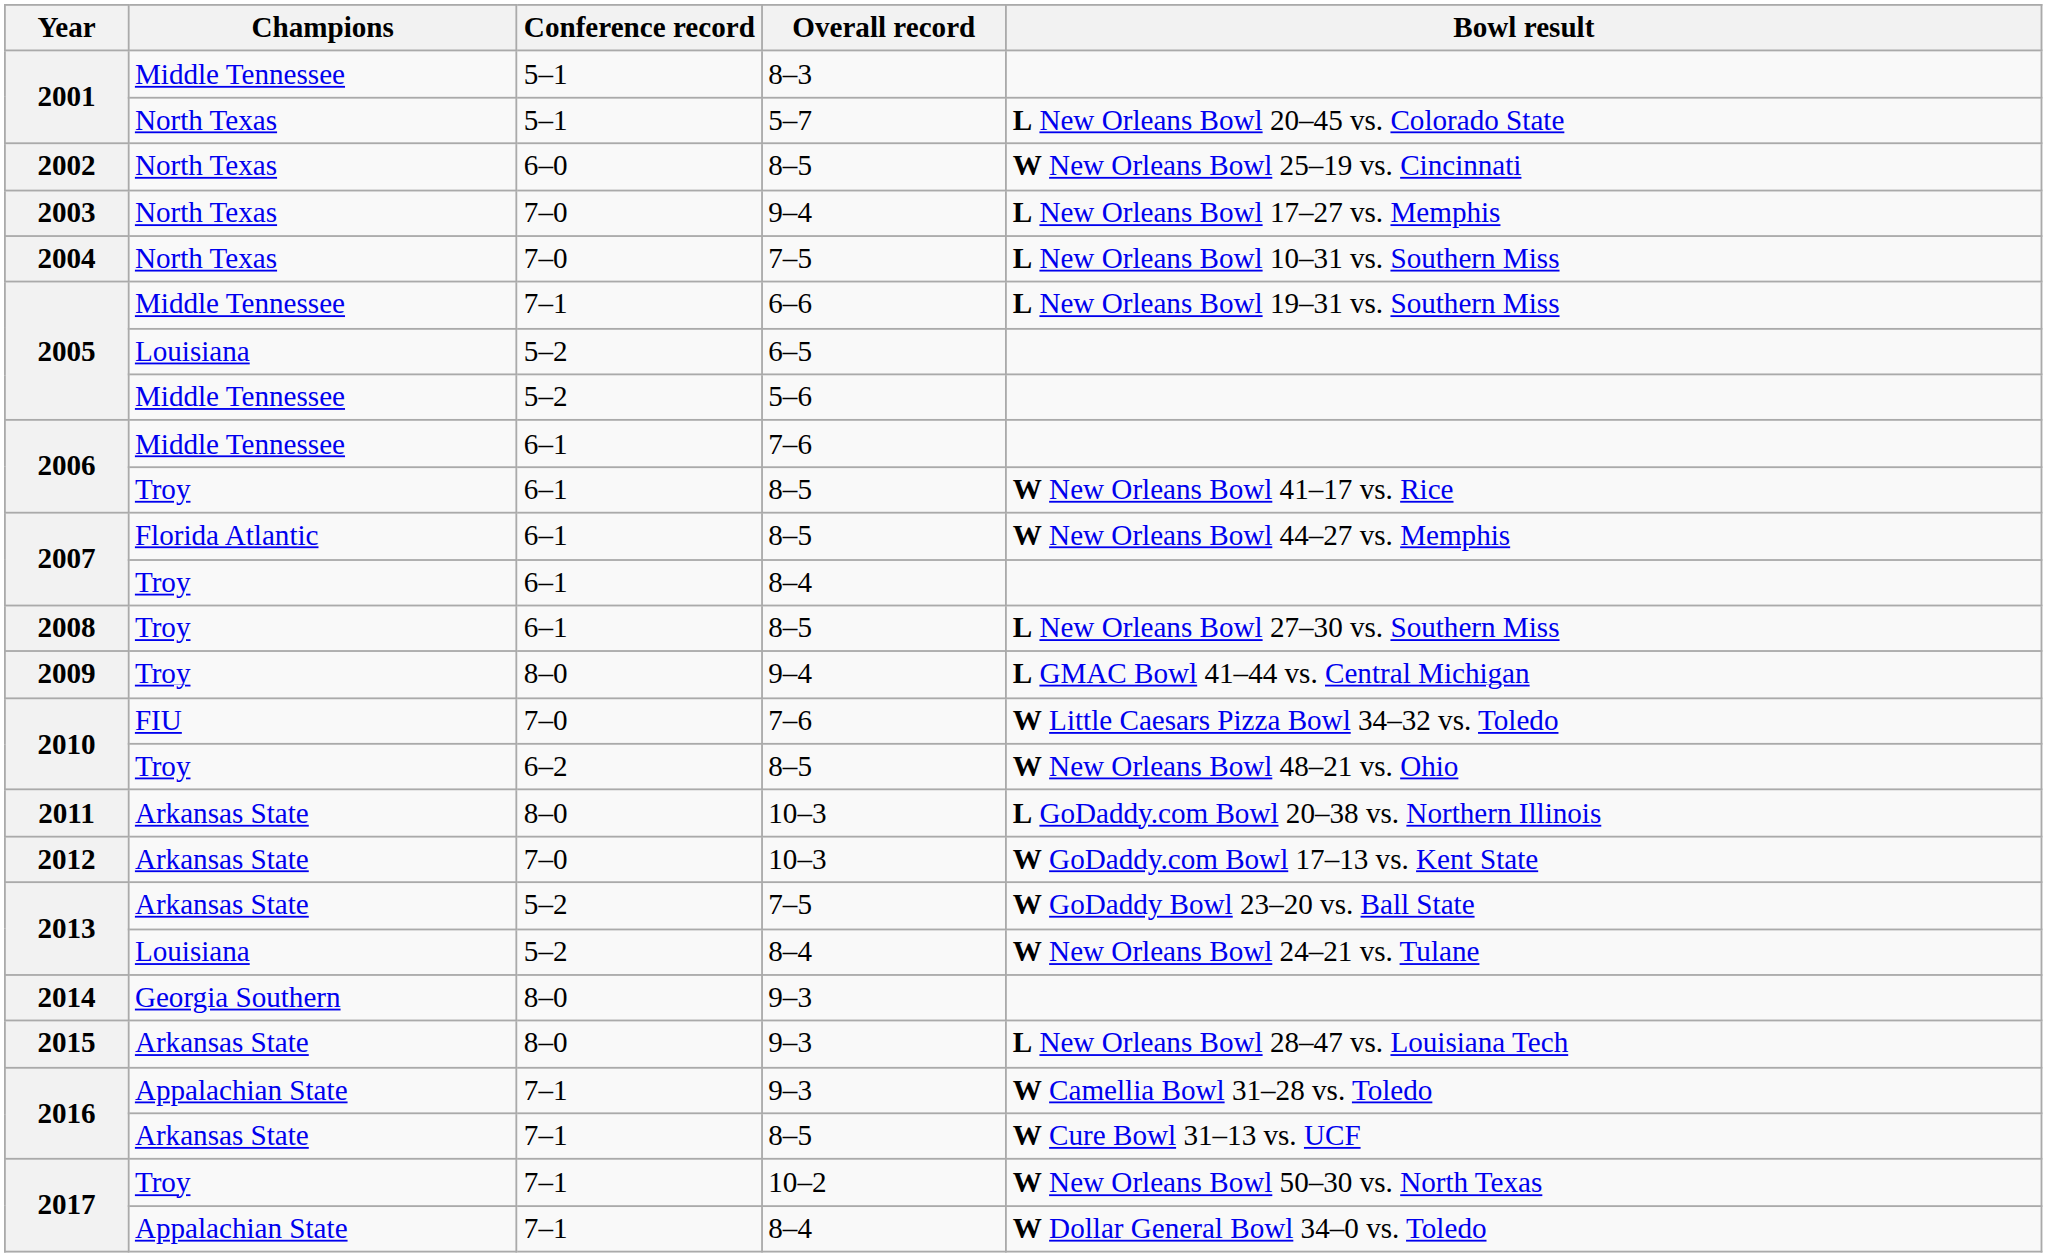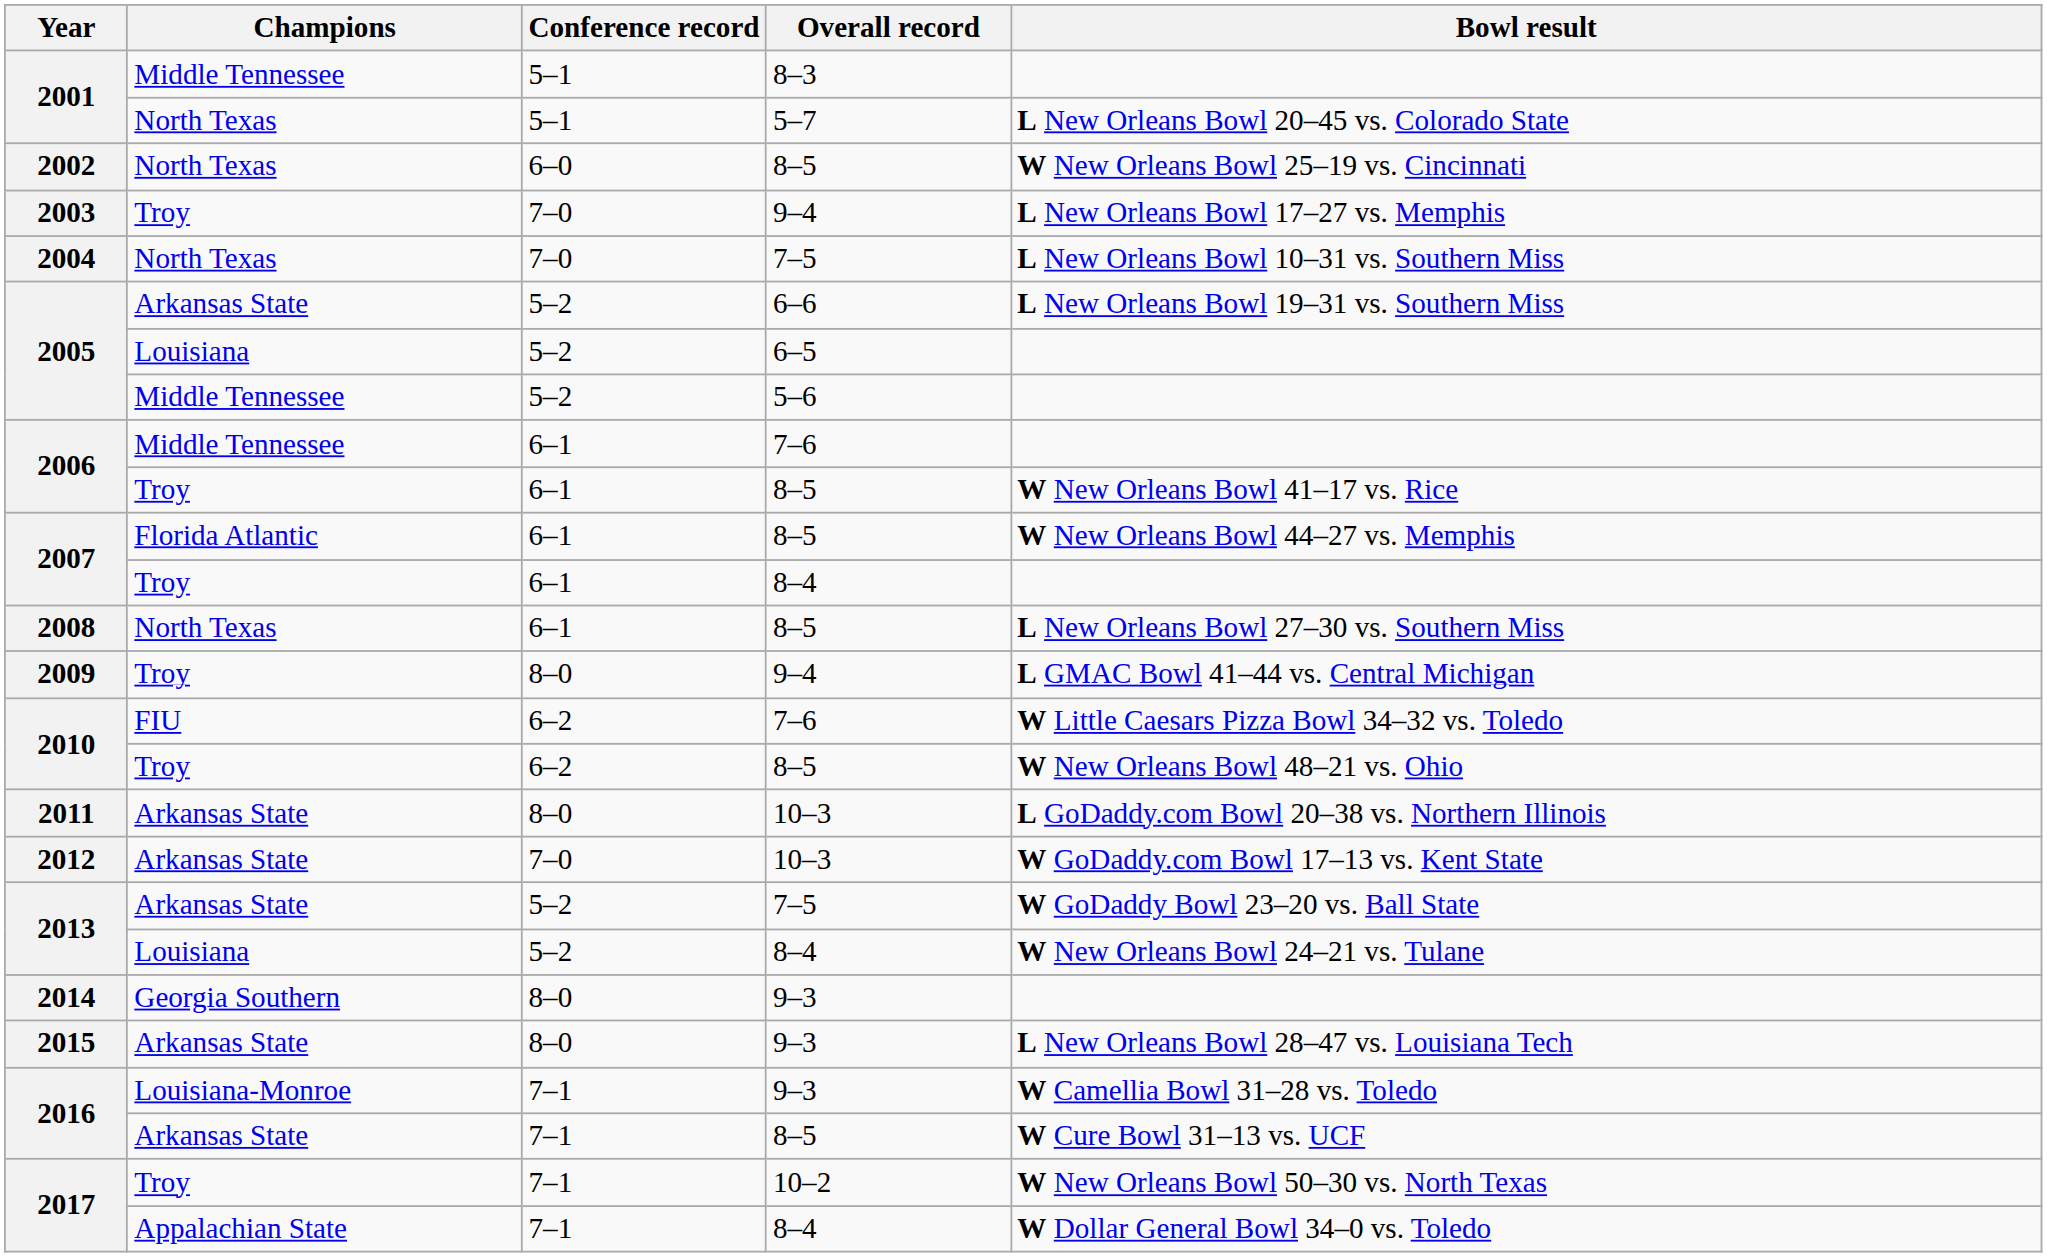(206, 212) North Texas -> (162, 212) Troy
(240, 304) Middle Tennessee -> (221, 304) Arkansas State
(546, 304) 7–1 -> (550, 304) 5–2
(163, 627) Troy -> (205, 627) North Texas
(546, 720) 7–0 -> (550, 720) 6–2
(241, 1089) Appalachian State -> (243, 1089) Louisiana-Monroe
